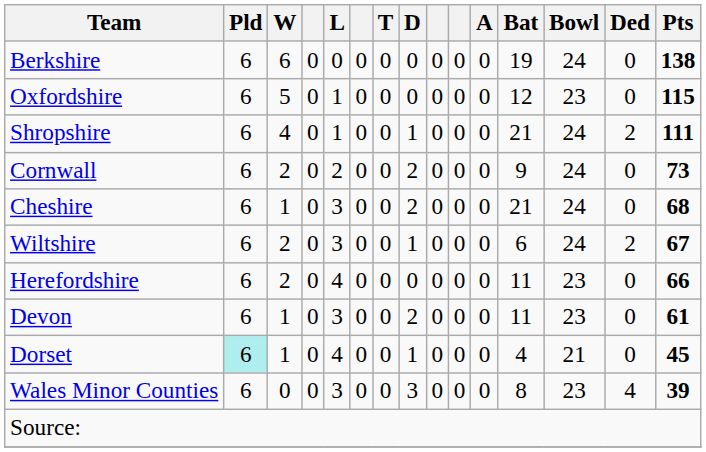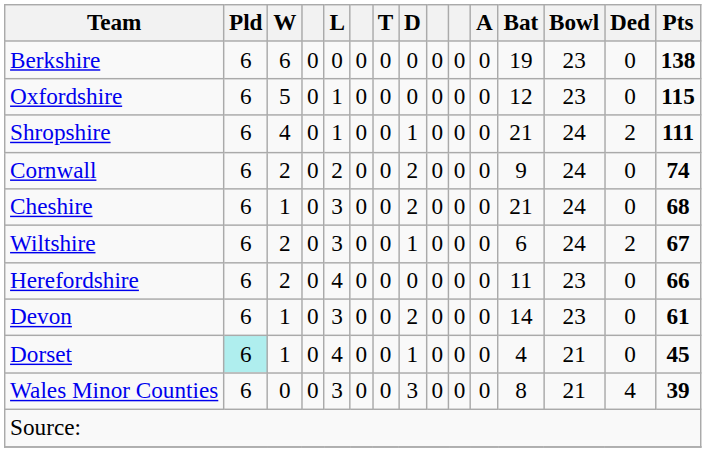(574, 59) 24 -> (574, 59) 23
(678, 170) 73 -> (678, 170) 74
(521, 317) 11 -> (521, 317) 14
(574, 390) 23 -> (574, 390) 21
